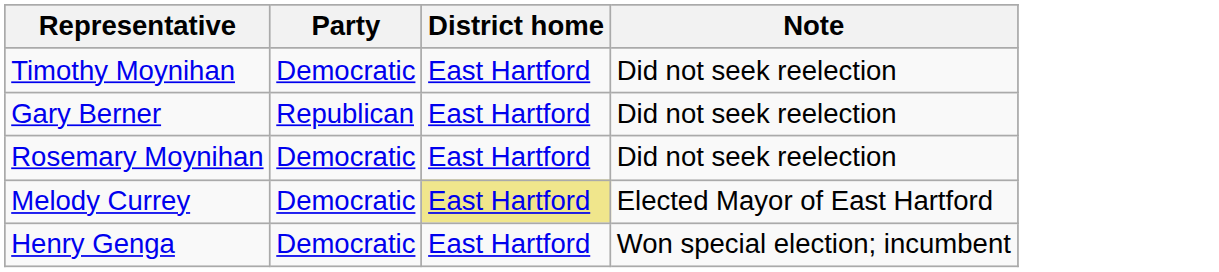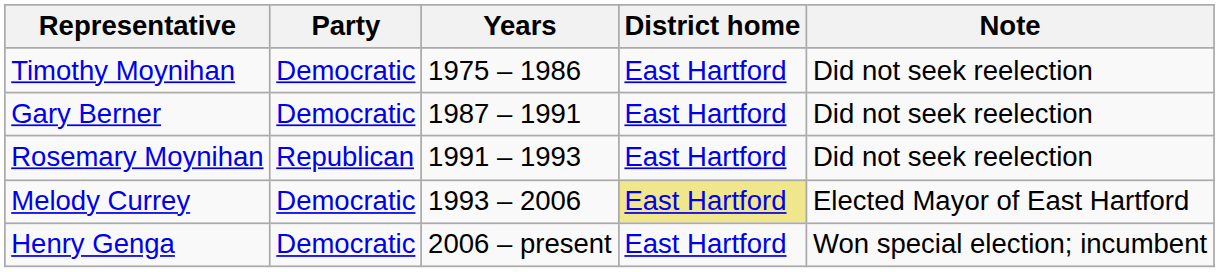+ column: (520, 26)
(345, 113) Republican -> (346, 113) Democratic
(346, 157) Democratic -> (345, 157) Republican
